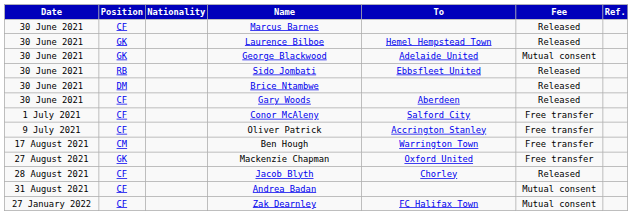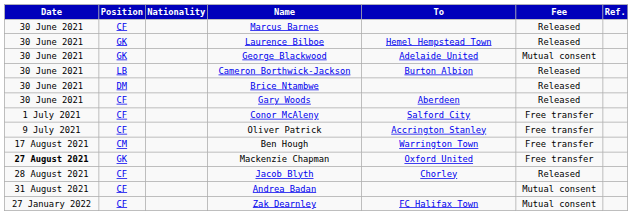+ row: (284, 70)
- row: (284, 70)
(51, 159) normal -> (51, 159) bold
